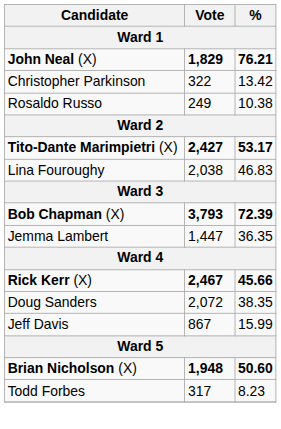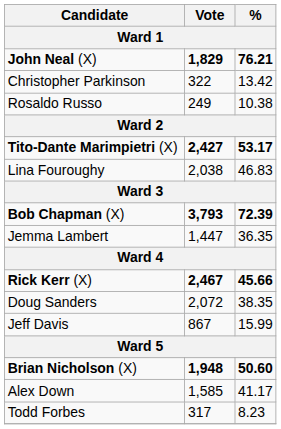+ row: (41, 390)
